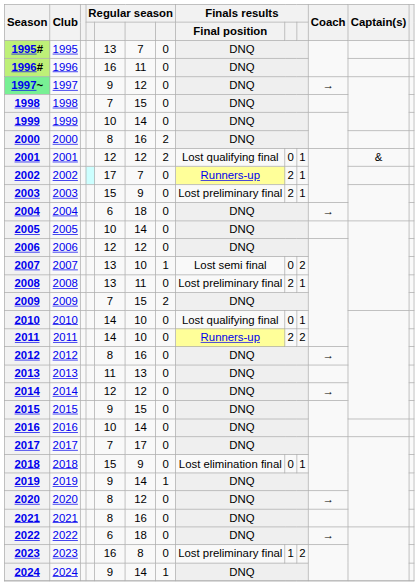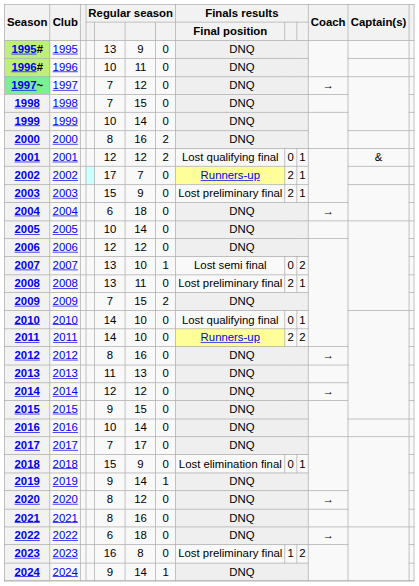(141, 49) 7 -> (141, 49) 9
(110, 67) 16 -> (110, 67) 10
(110, 85) 9 -> (110, 85) 7
